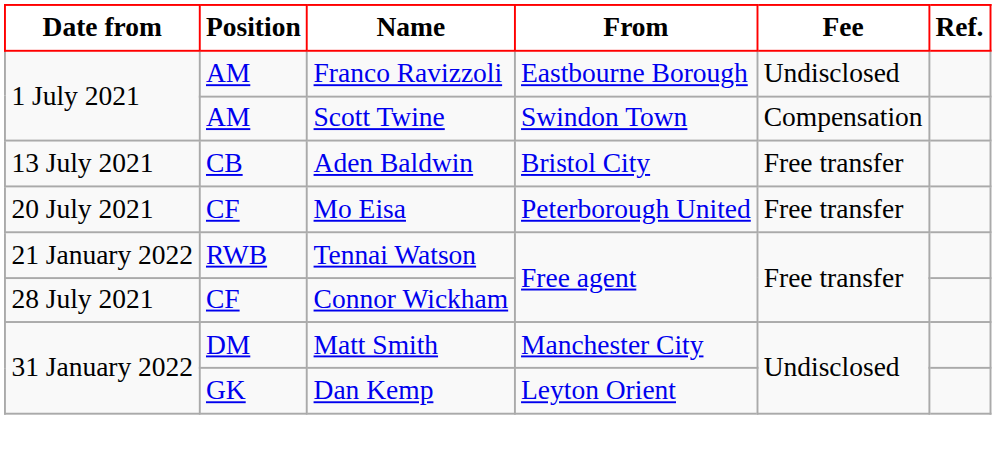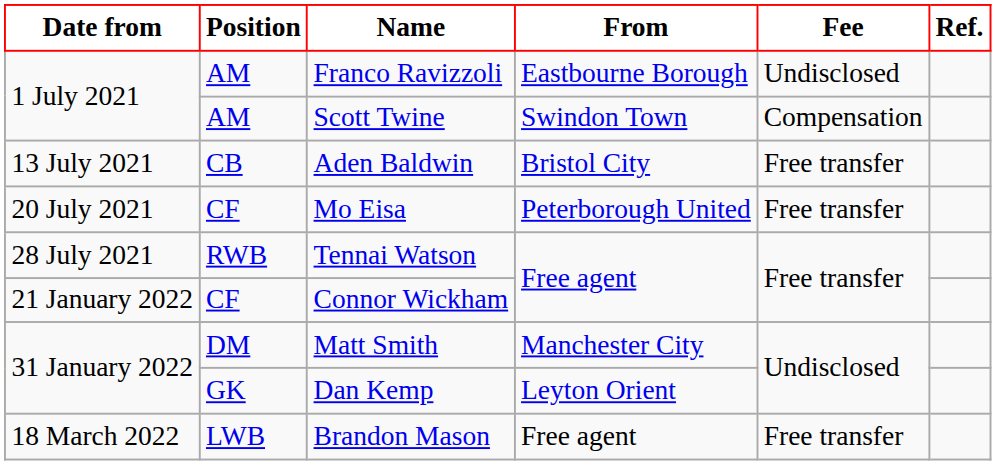(102, 254) 21 January 2022 -> (82, 254) 28 July 2021
(82, 299) 28 July 2021 -> (102, 299) 21 January 2022
+ row: (402, 435)
